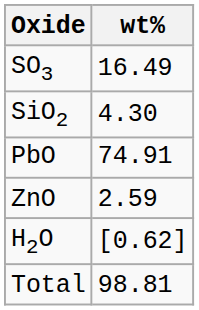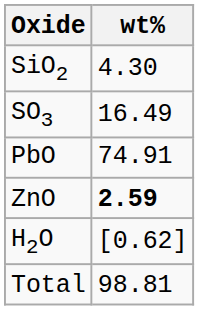rows swapped: (40, 114) <-> (32, 68)
(128, 198) normal -> (128, 198) bold
